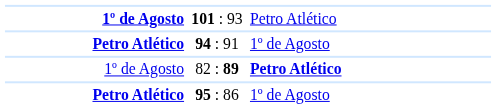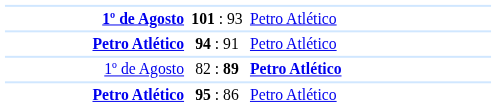(290, 44) 1º de Agosto -> (293, 44) Petro Atlético
(290, 95) 1º de Agosto -> (293, 95) Petro Atlético
